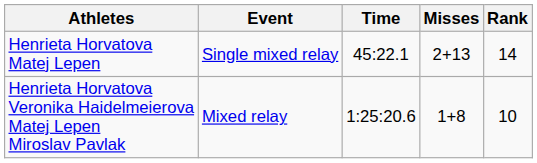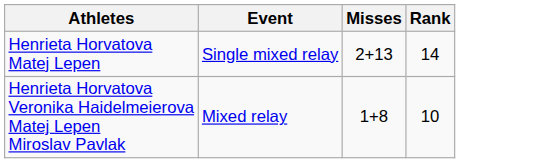- column: (381, 18)
